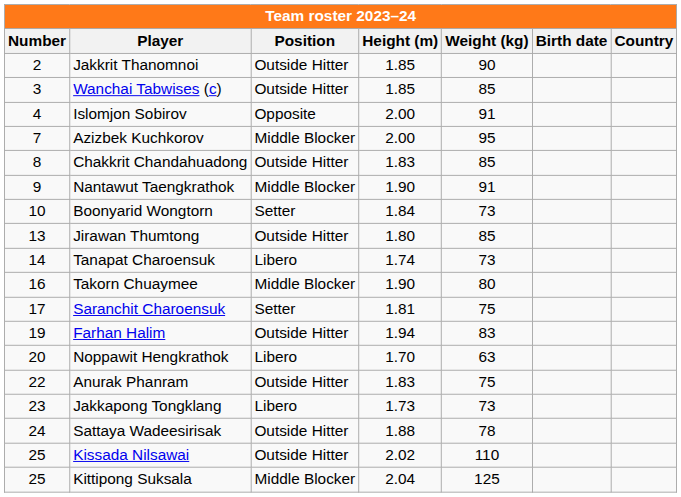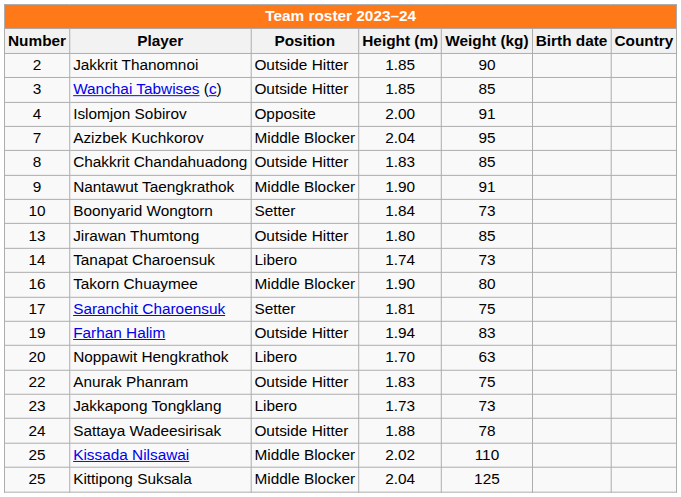(400, 138) 2.00 -> (400, 138) 2.04
(301, 455) Outside Hitter -> (305, 455) Middle Blocker
